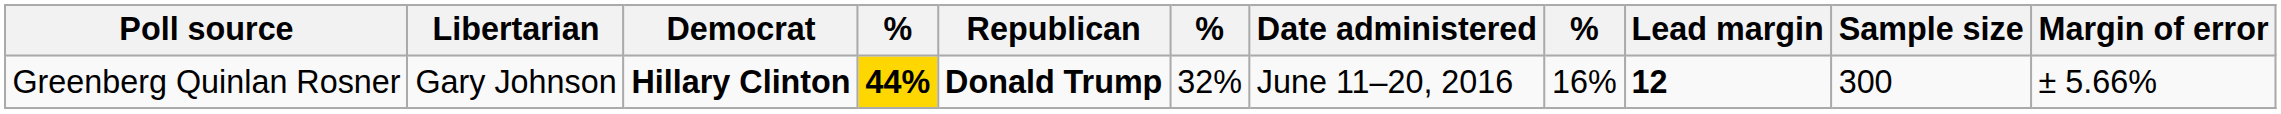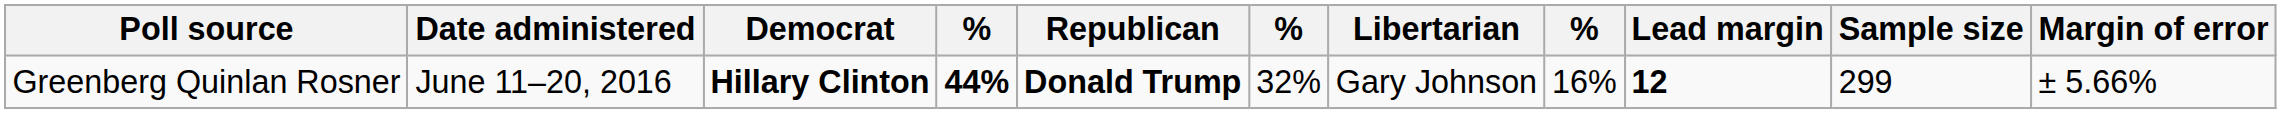columns swapped: (1397, 30) <-> (516, 30)
(898, 81) gold background -> (977, 81) no background
(1866, 81) 300 -> (1866, 81) 299
